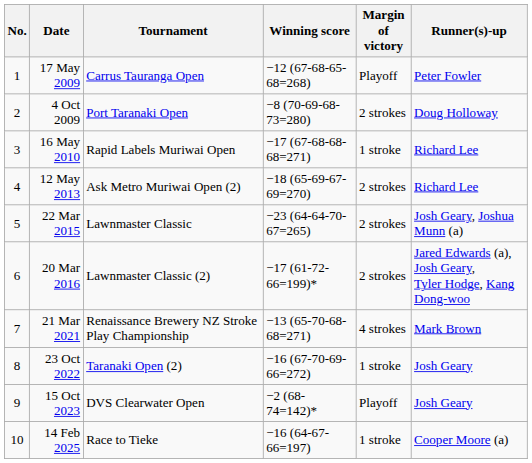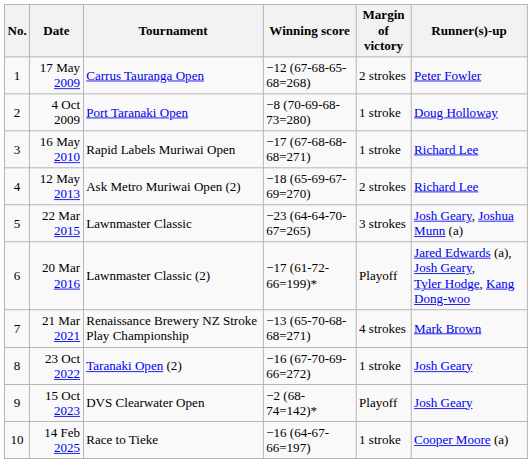(378, 75) Playoff -> (382, 75) 2 strokes
(382, 112) 2 strokes -> (380, 112) 1 stroke
(382, 223) 2 strokes -> (382, 223) 3 strokes
(382, 276) 2 strokes -> (378, 276) Playoff
